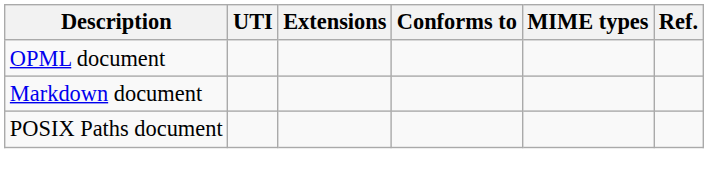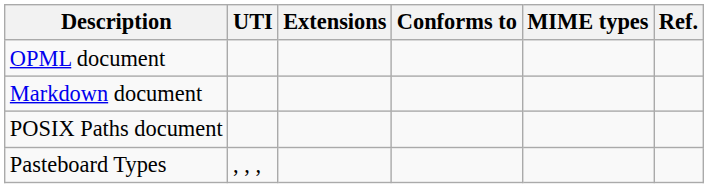+ row: (88, 164)
